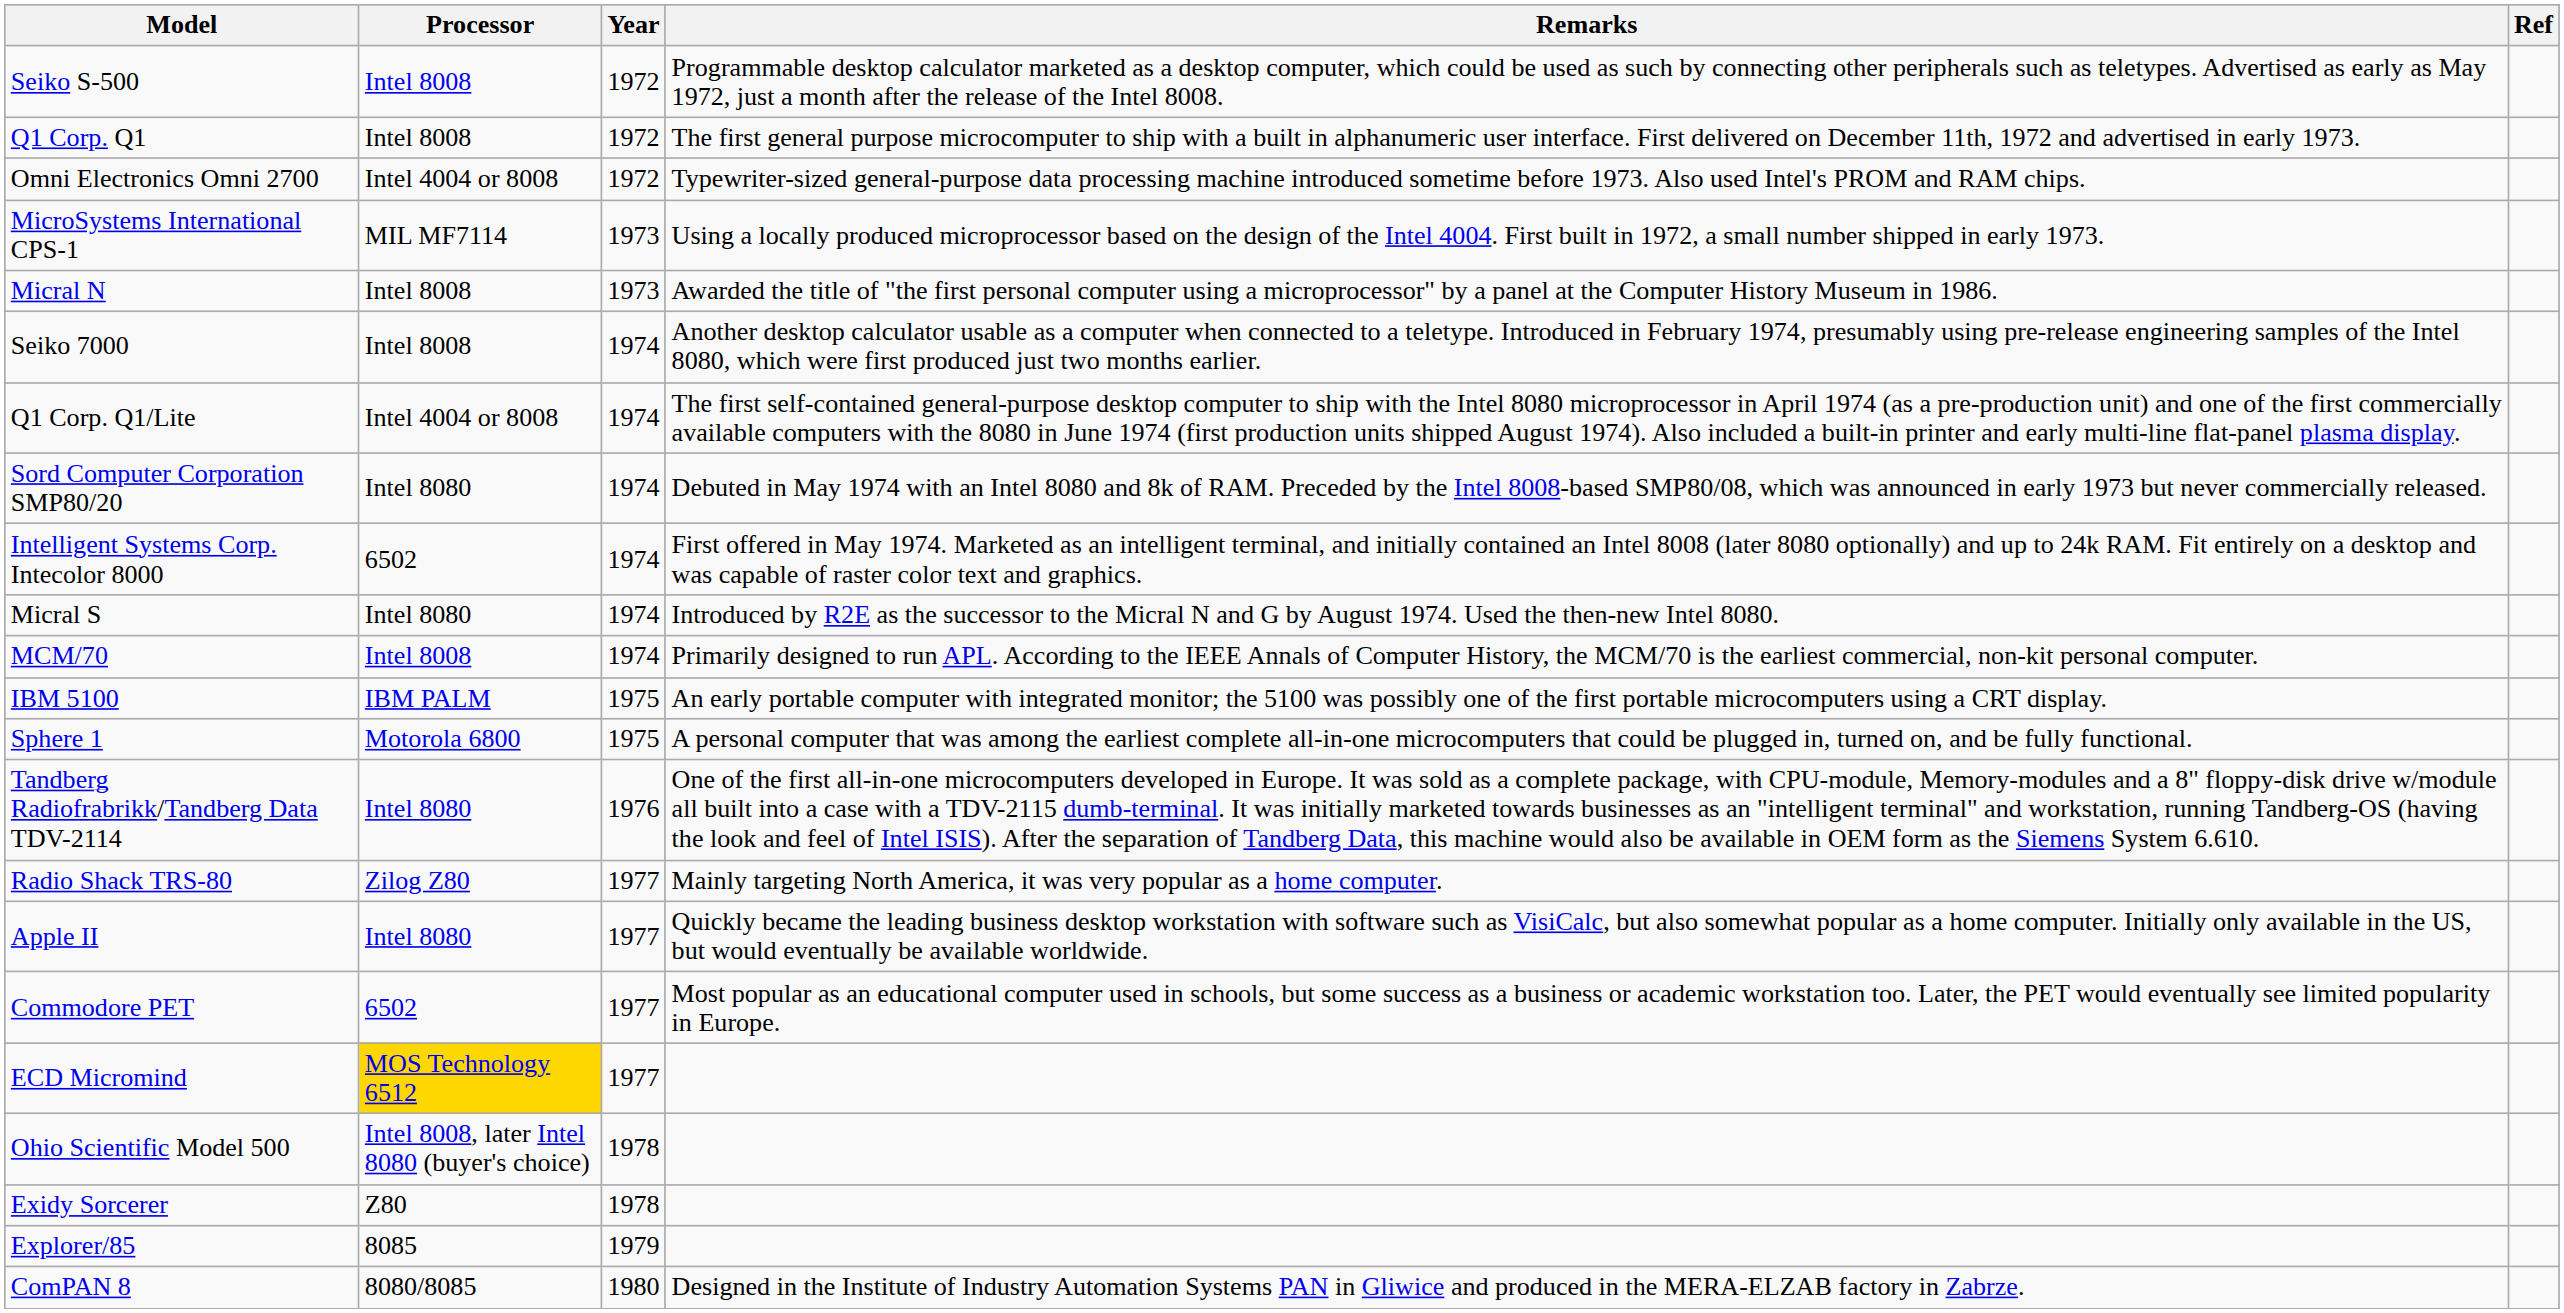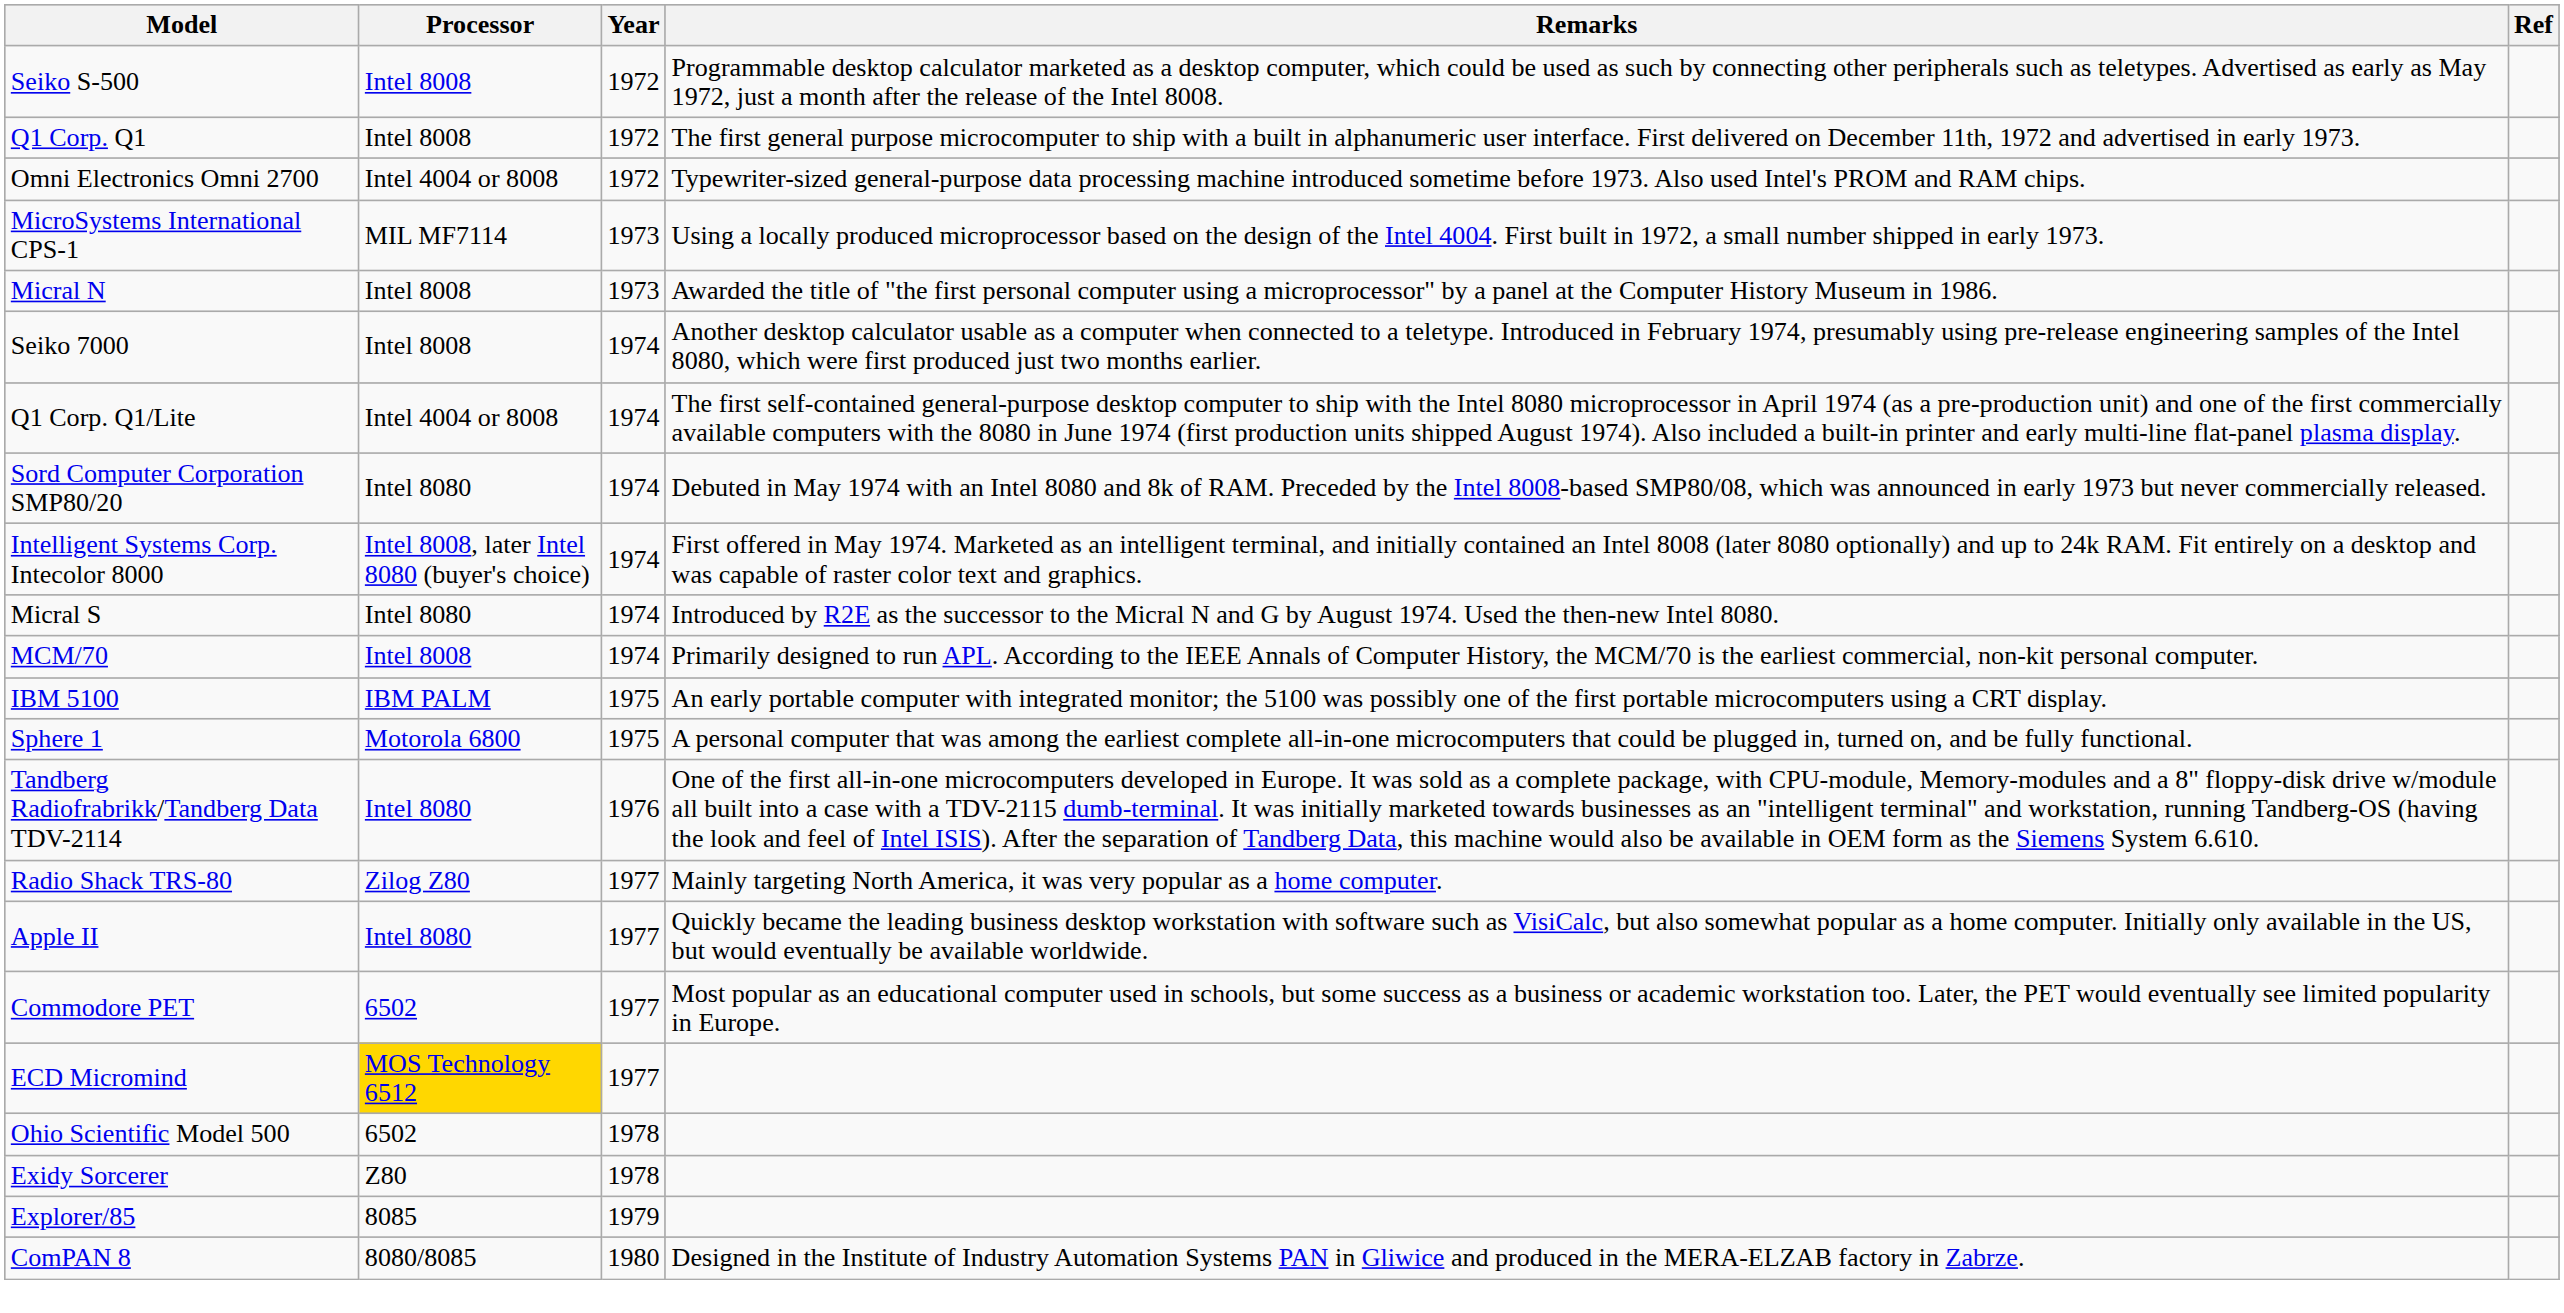(391, 558) 6502 -> (477, 558) Intel 8008, later Intel 8080 (buyer's choice)
(477, 1148) Intel 8008, later Intel 8080 (buyer's choice) -> (391, 1133) 6502
